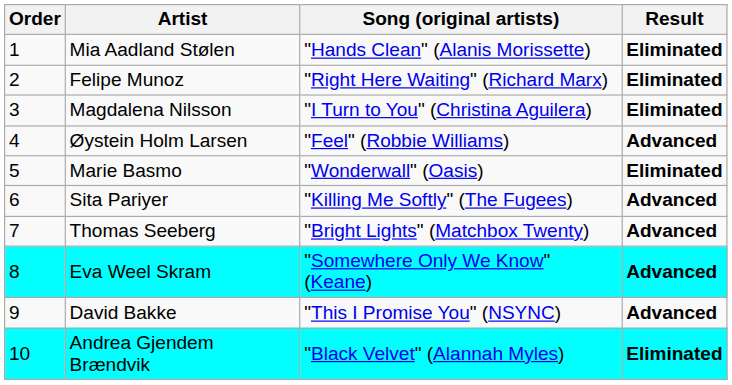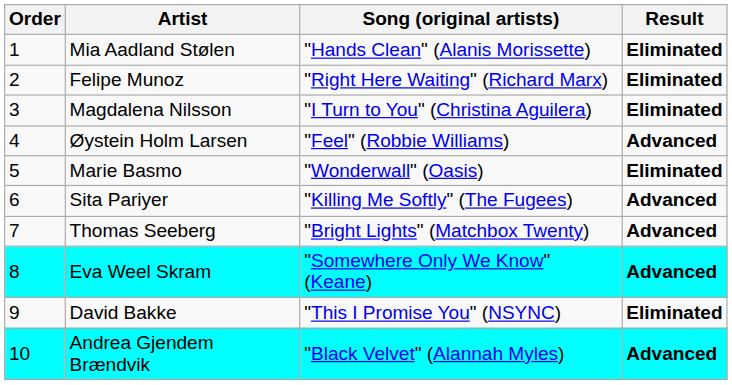(672, 312) Advanced -> (674, 312) Eliminated
(674, 353) Eliminated -> (672, 353) Advanced
